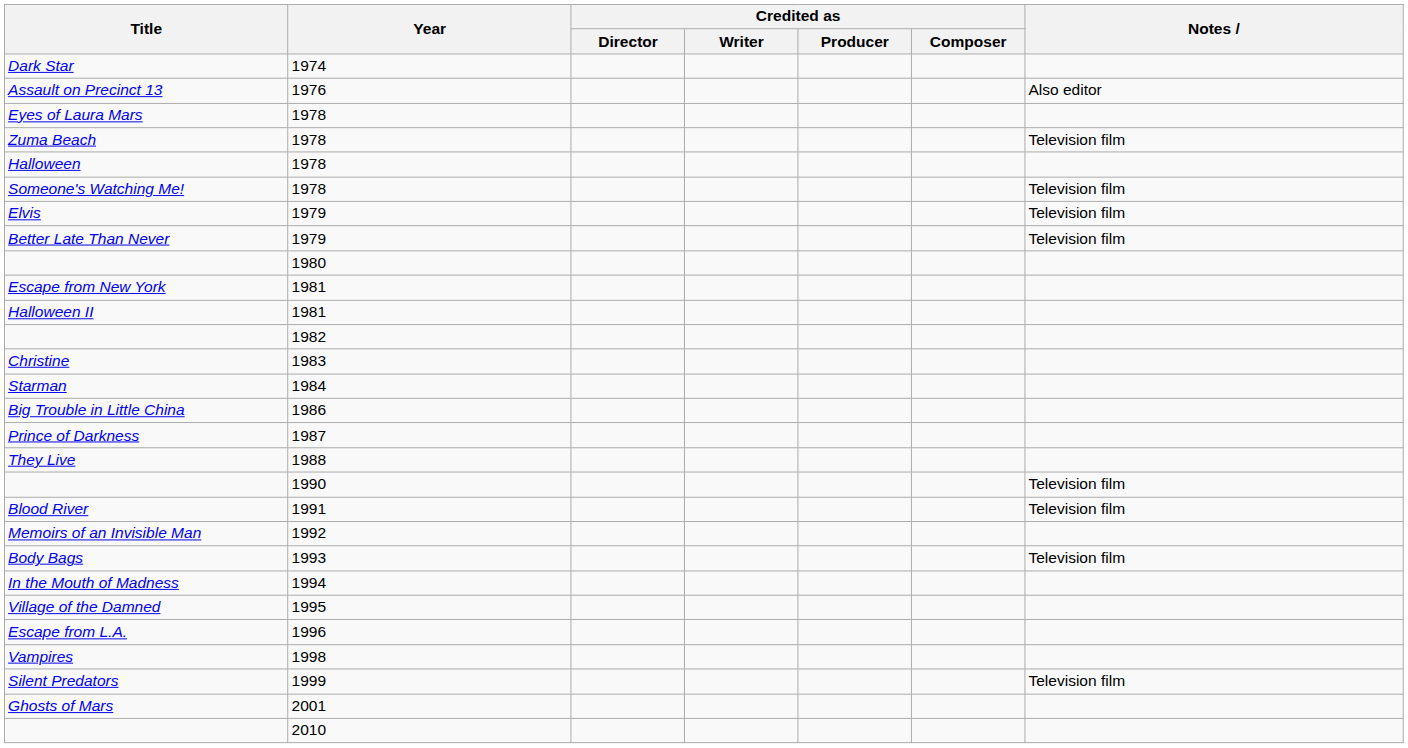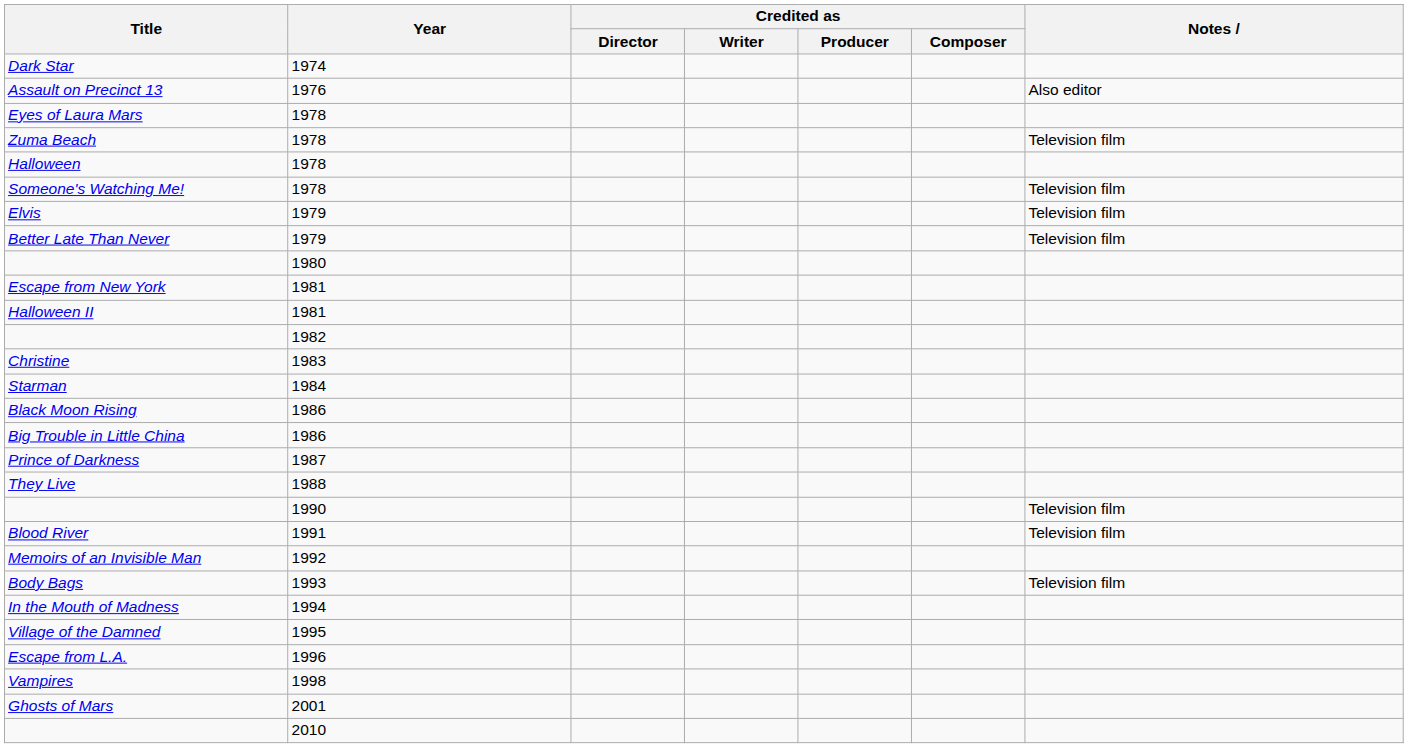+ row: (72, 410)
- row: (63, 681)
